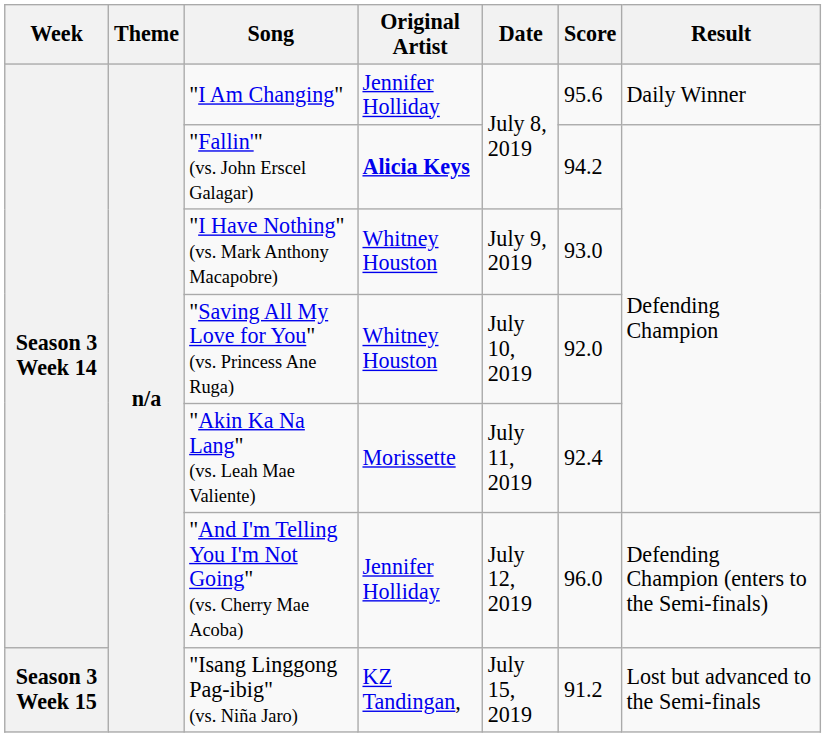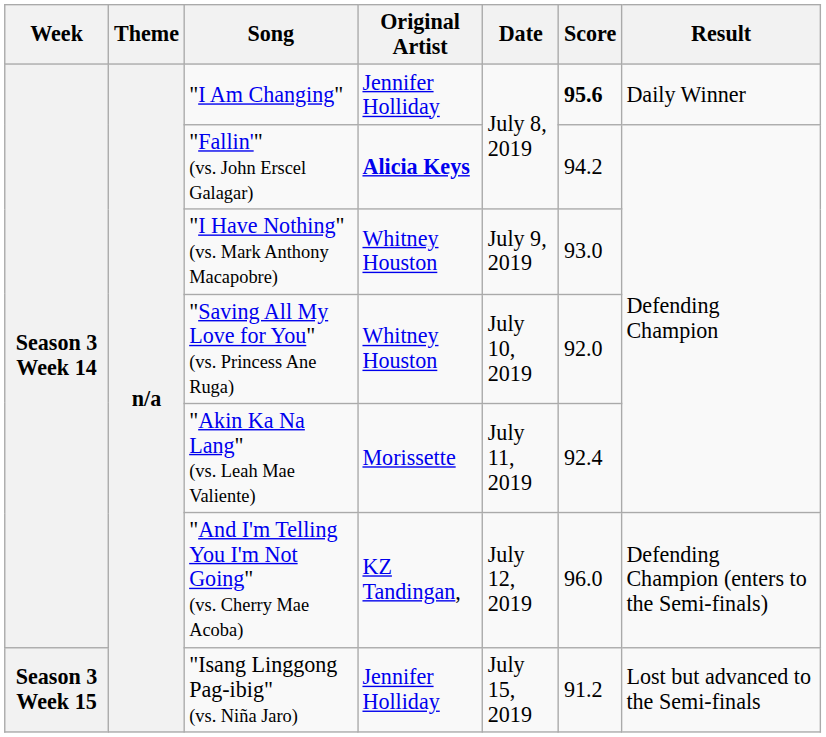(583, 94) normal -> (583, 94) bold
(401, 579) Jennifer Holliday -> (412, 579) KZ Tandingan,
(412, 689) KZ Tandingan, -> (401, 689) Jennifer Holliday
